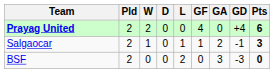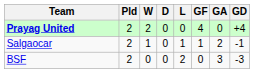- column: (260, 12)
